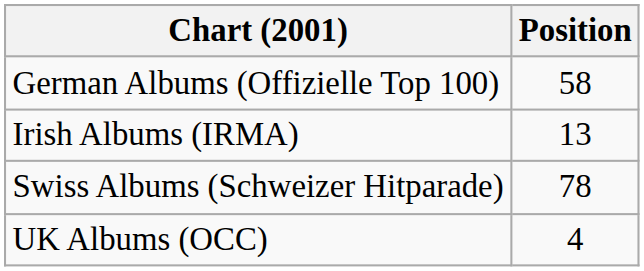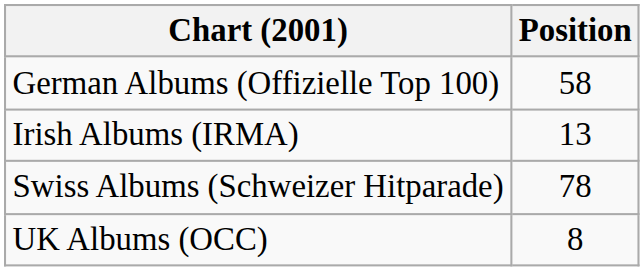(575, 238) 4 -> (575, 238) 8
